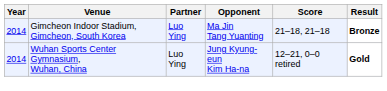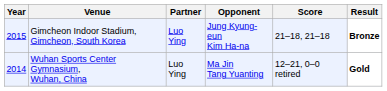(16, 31) 2014 -> (16, 36) 2015
(235, 31) Ma Jin Tang Yuanting -> (232, 36) Jung Kyung-eun Kim Ha-na
(232, 60) Jung Kyung-eun Kim Ha-na -> (235, 70) Ma Jin Tang Yuanting
